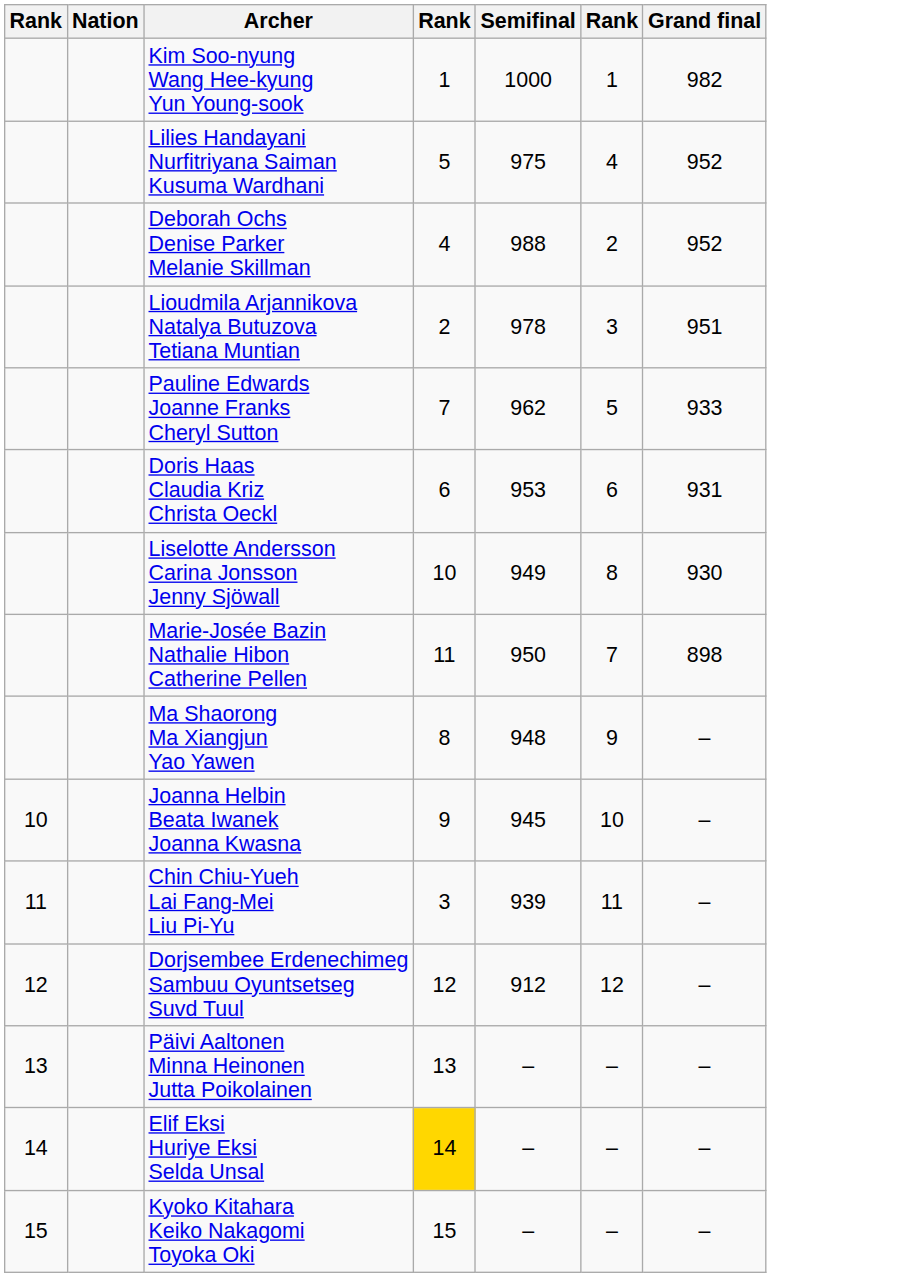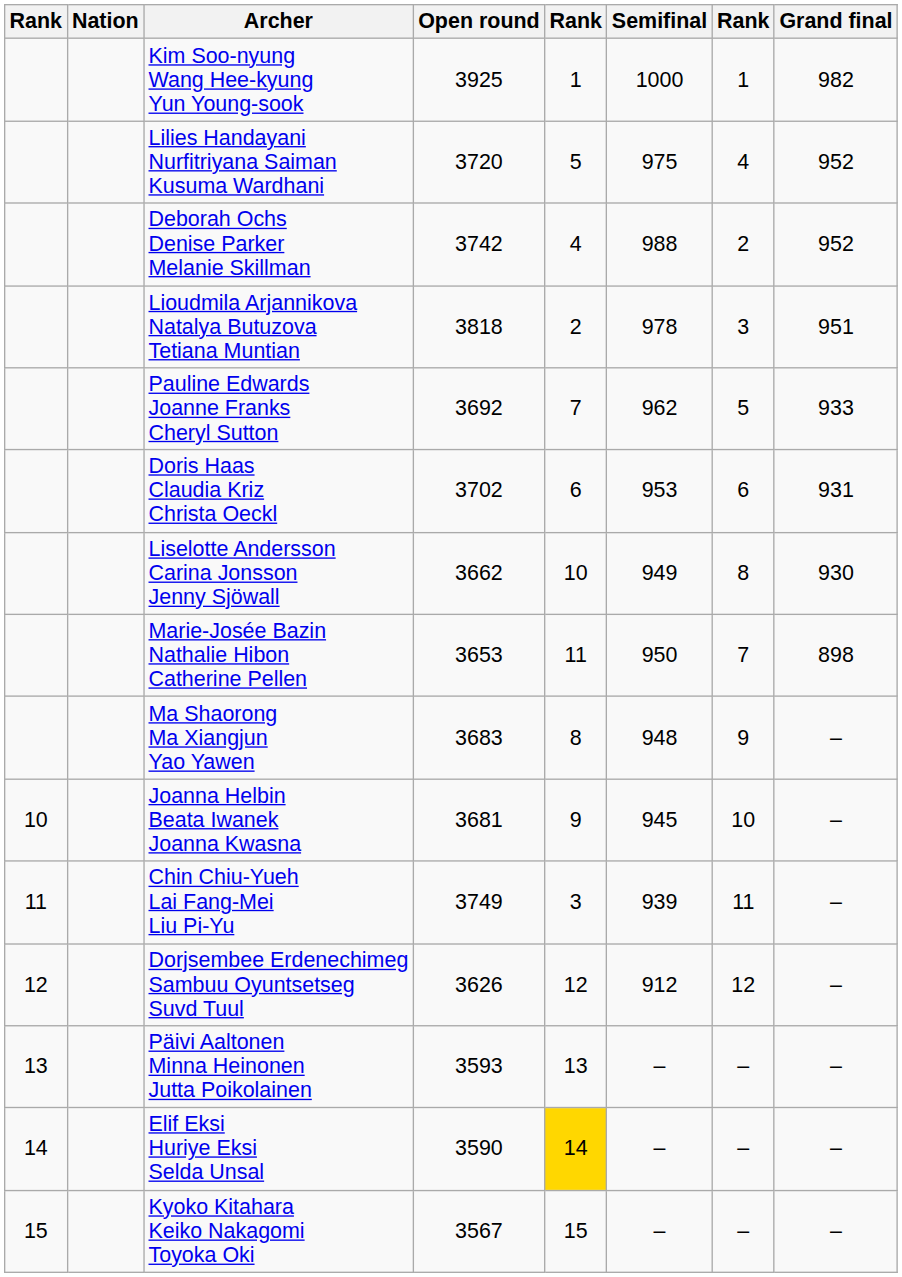+ column: (479, 21)
